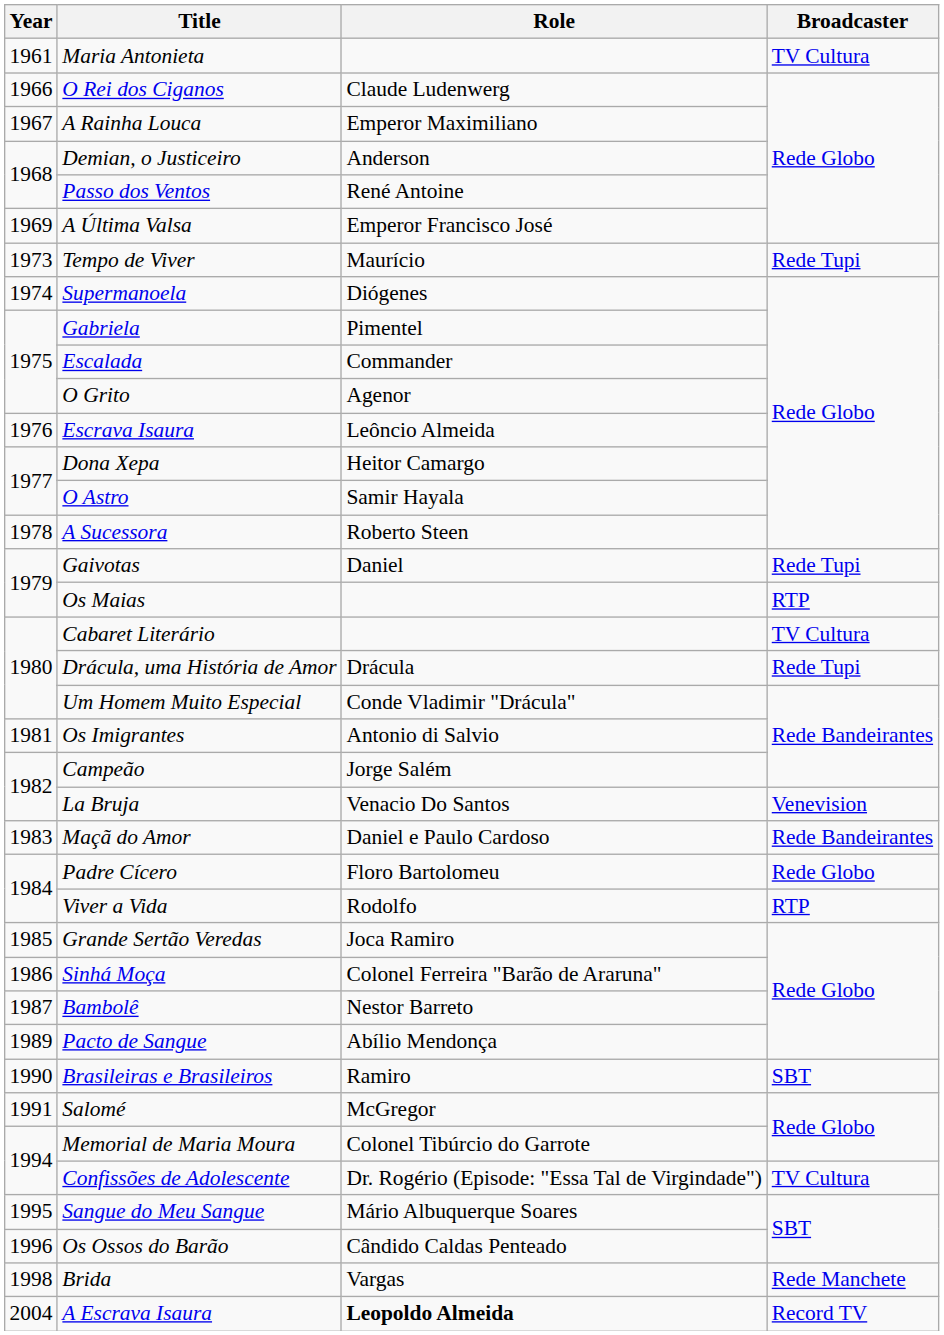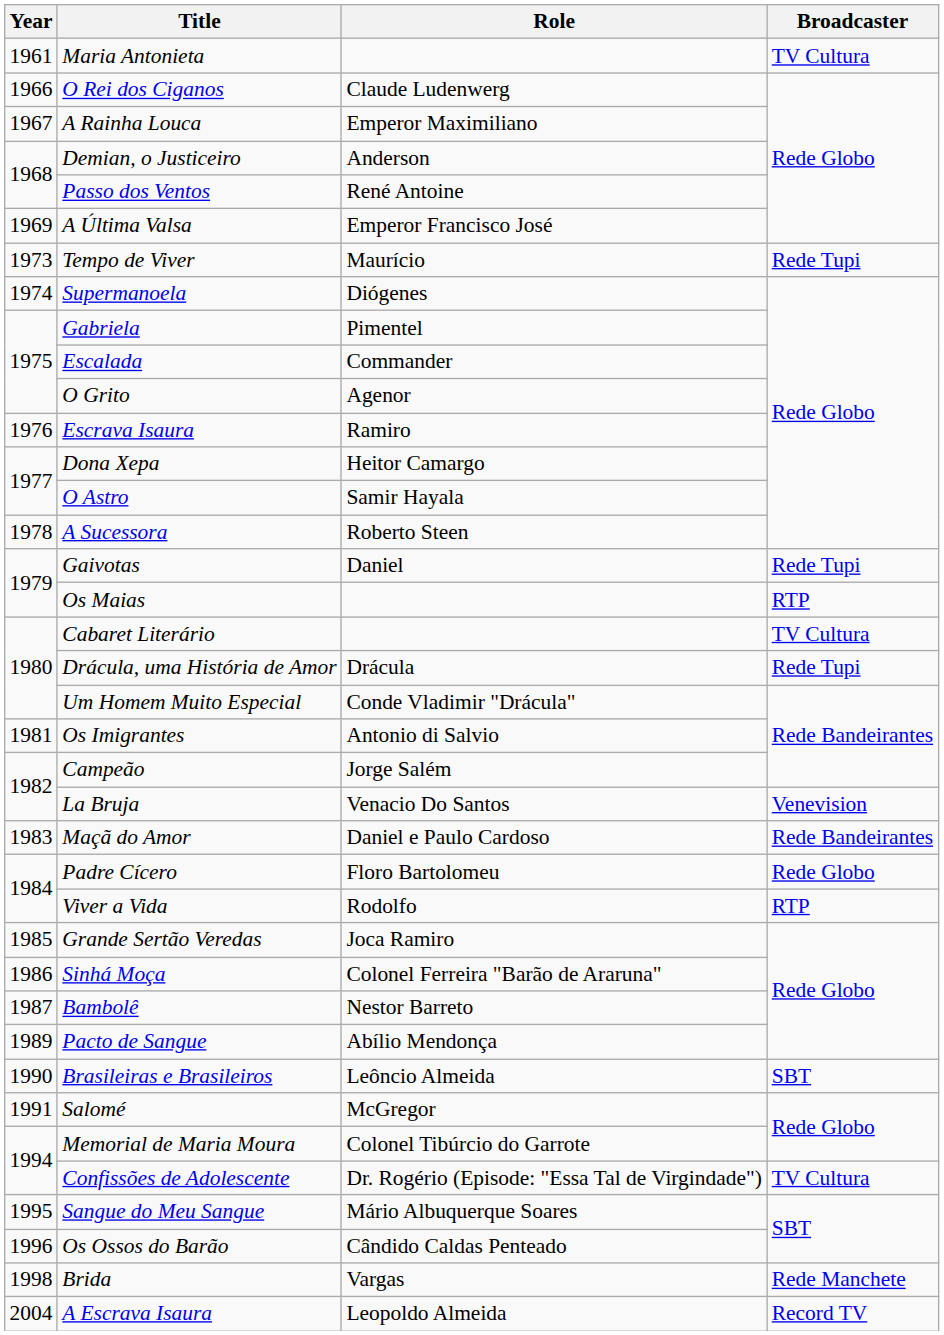(421, 429) Leôncio Almeida -> (379, 429) Ramiro
(379, 1075) Ramiro -> (421, 1075) Leôncio Almeida
(430, 1313) bold -> (426, 1313) normal
